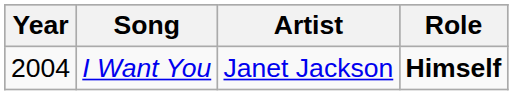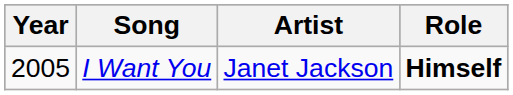(40, 67) 2004 -> (40, 67) 2005
